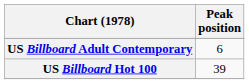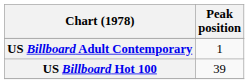(220, 48) 6 -> (220, 48) 1
